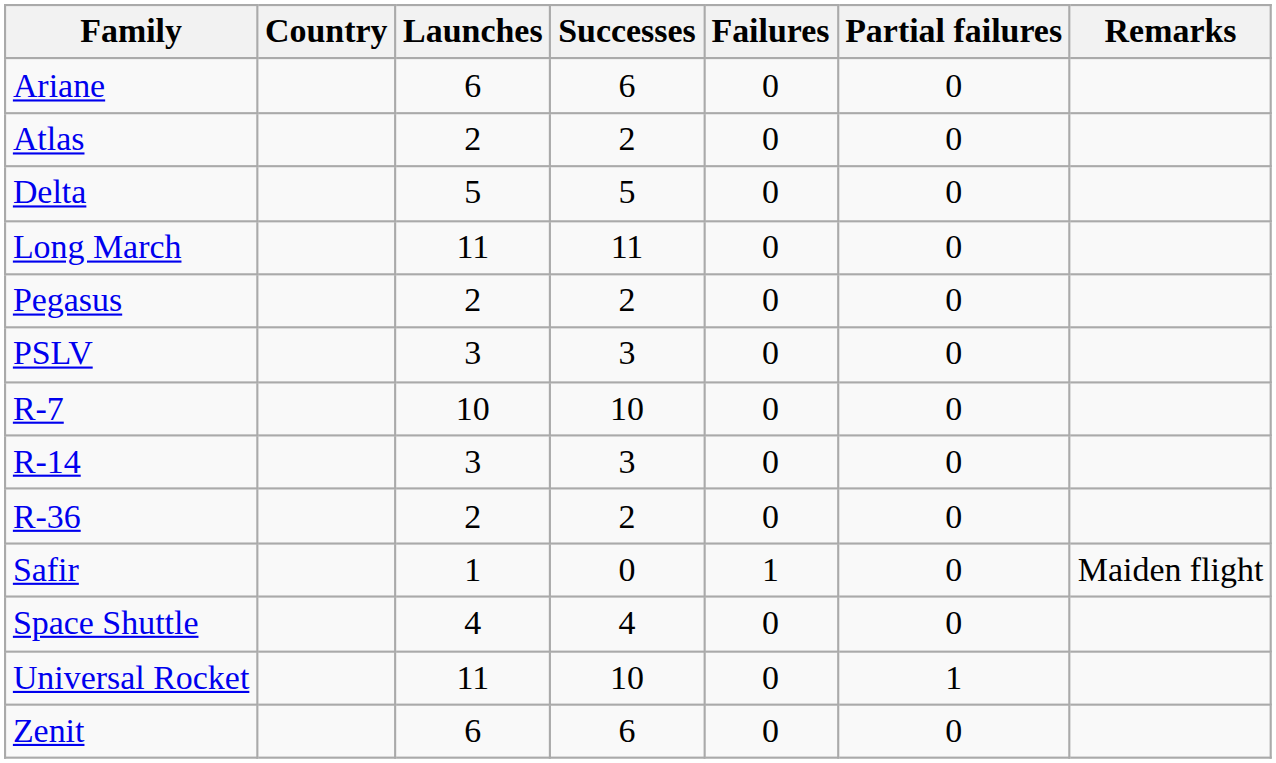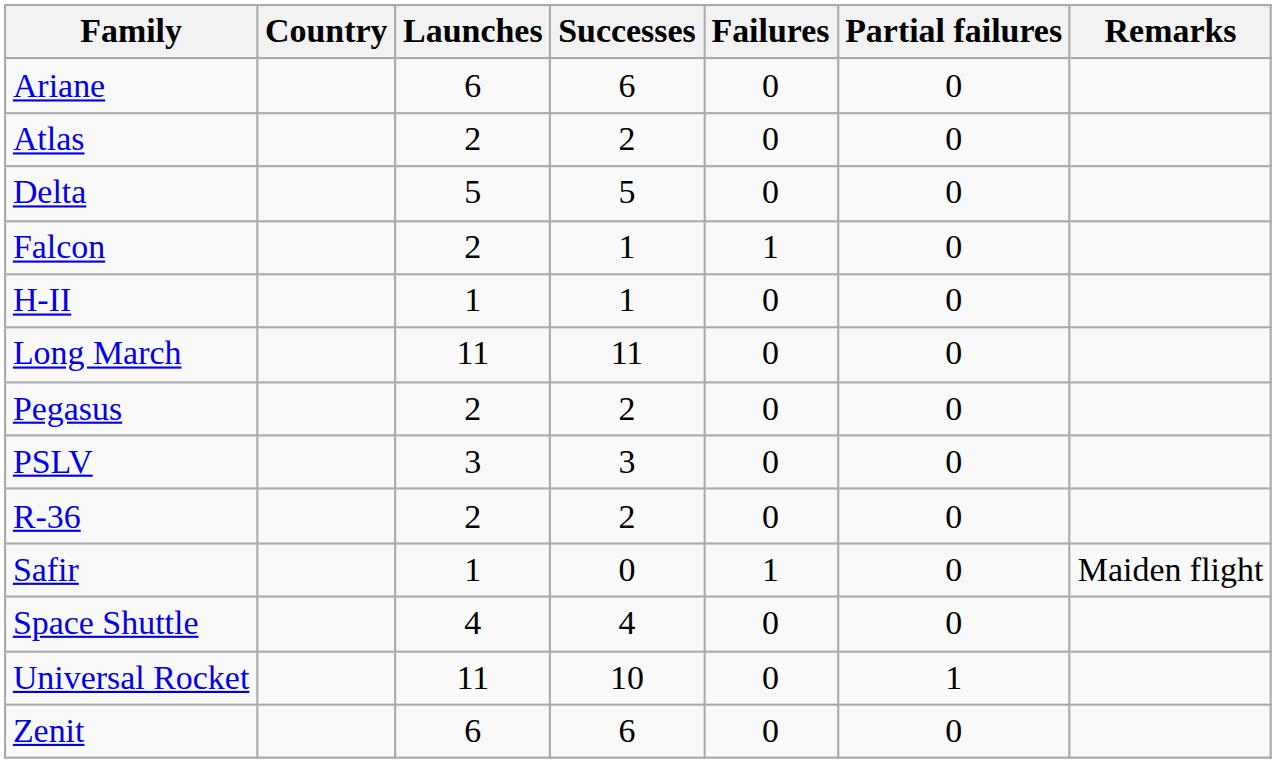+ row: (59, 246)
+ row: (42, 300)
- row: (38, 407)
- row: (47, 461)
